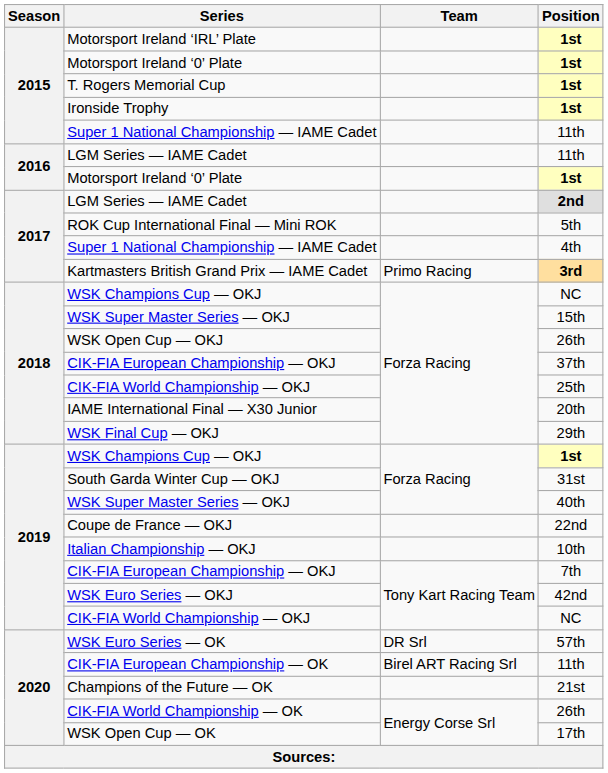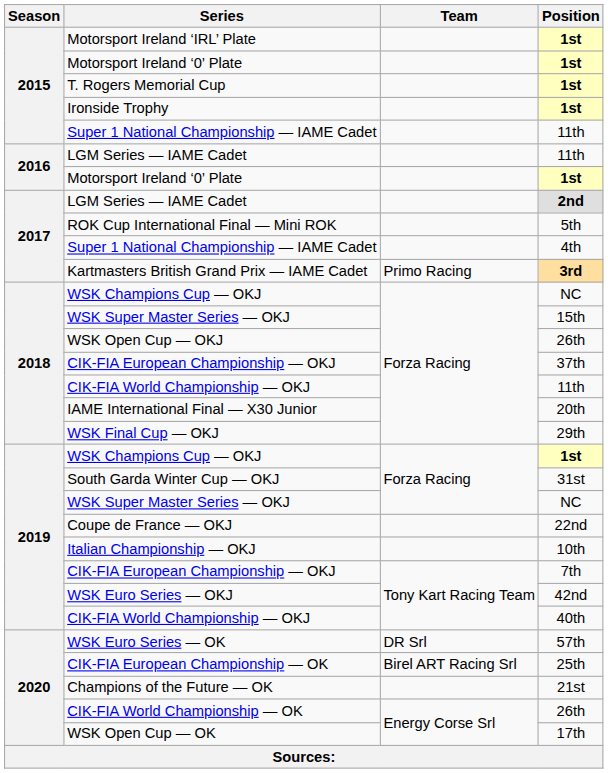(571, 386) 25th -> (571, 386) 11th
(571, 502) 40th -> (571, 502) NC
(571, 618) NC -> (571, 618) 40th
(571, 664) 11th -> (571, 664) 25th
